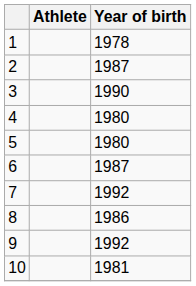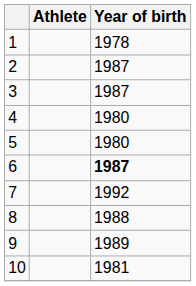(112, 92) 1990 -> (112, 92) 1987
(112, 167) normal -> (112, 167) bold
(112, 218) 1986 -> (112, 218) 1988
(112, 243) 1992 -> (112, 243) 1989
